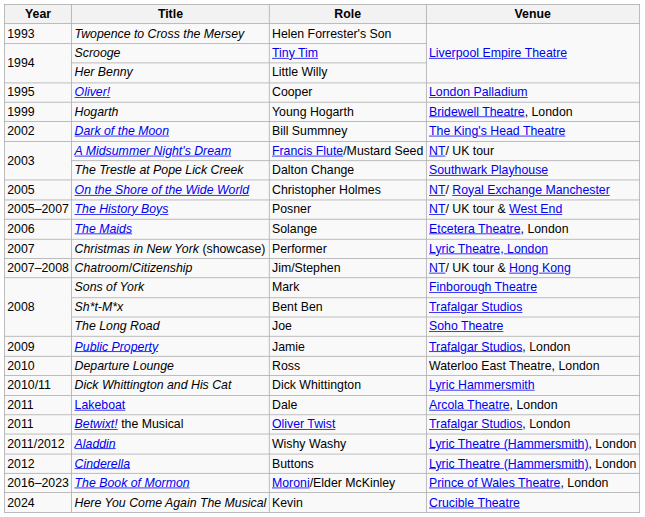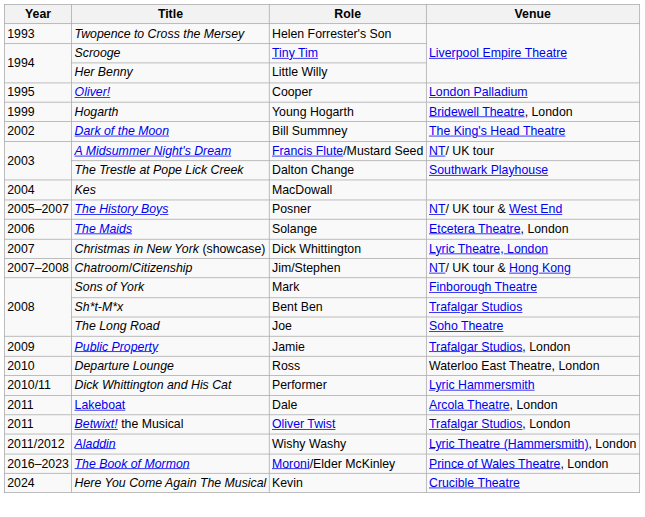+ row: (85, 190)
- row: (162, 190)
(299, 248) Performer -> (316, 248) Dick Whittington
(316, 385) Dick Whittington -> (299, 385) Performer
- row: (102, 463)
